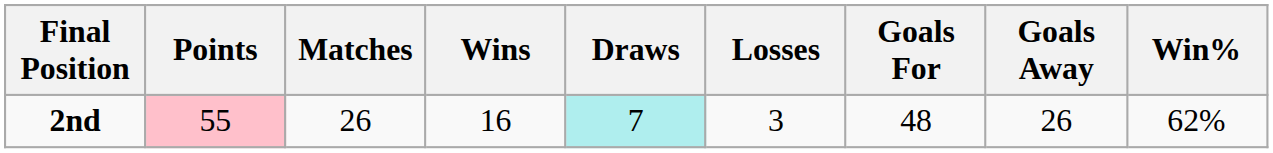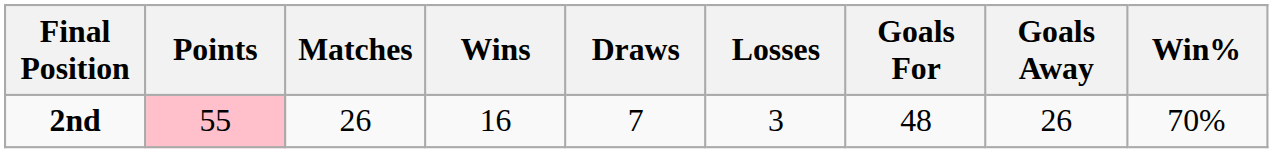(636, 120) paleturquoise background -> (636, 120) no background
(1196, 120) 62% -> (1196, 120) 70%
